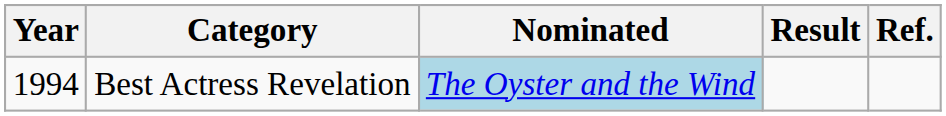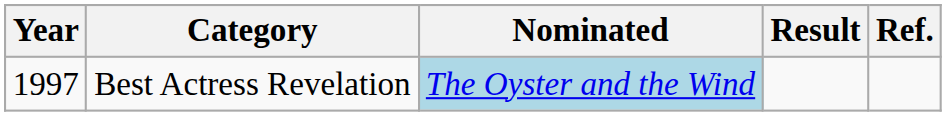(46, 83) 1994 -> (46, 83) 1997
